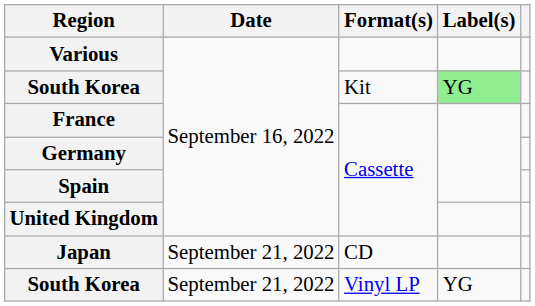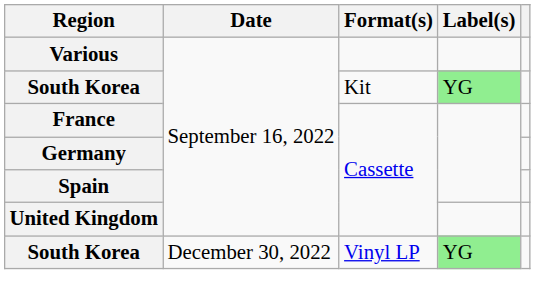- row: (84, 251)
(251, 284) September 21, 2022 -> (249, 251) December 30, 2022
(458, 284) no background -> (458, 251) lightgreen background
